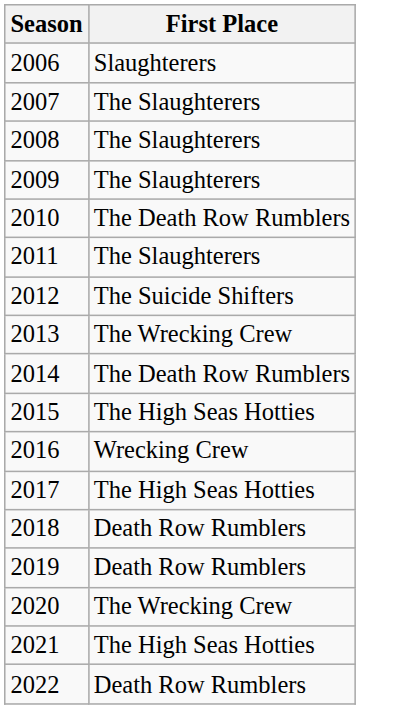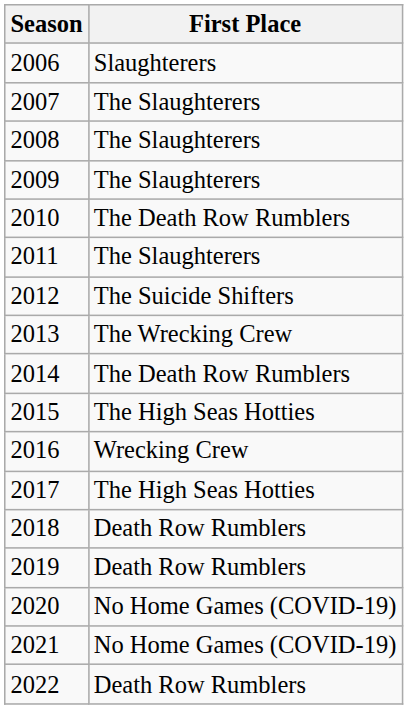(193, 606) The Wrecking Crew -> (245, 606) No Home Games (COVID-19)
(204, 645) The High Seas Hotties -> (245, 645) No Home Games (COVID-19)
